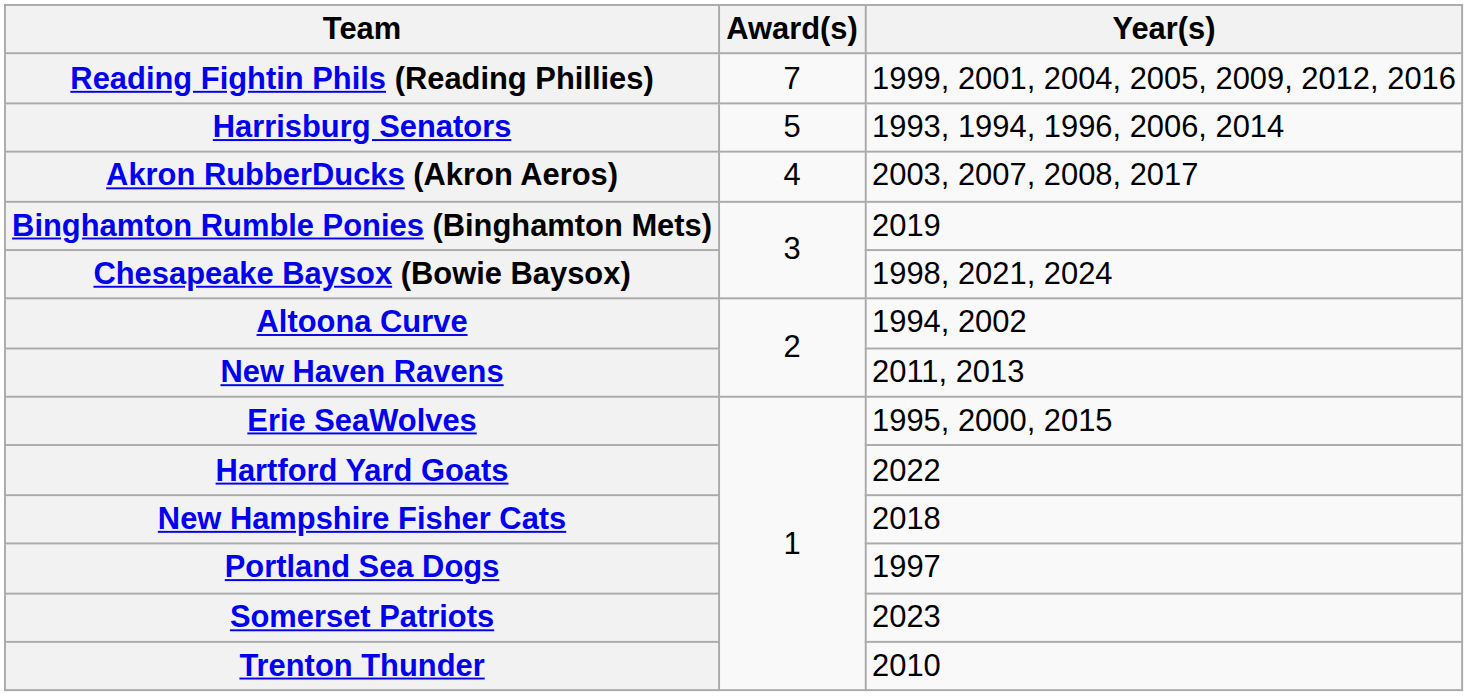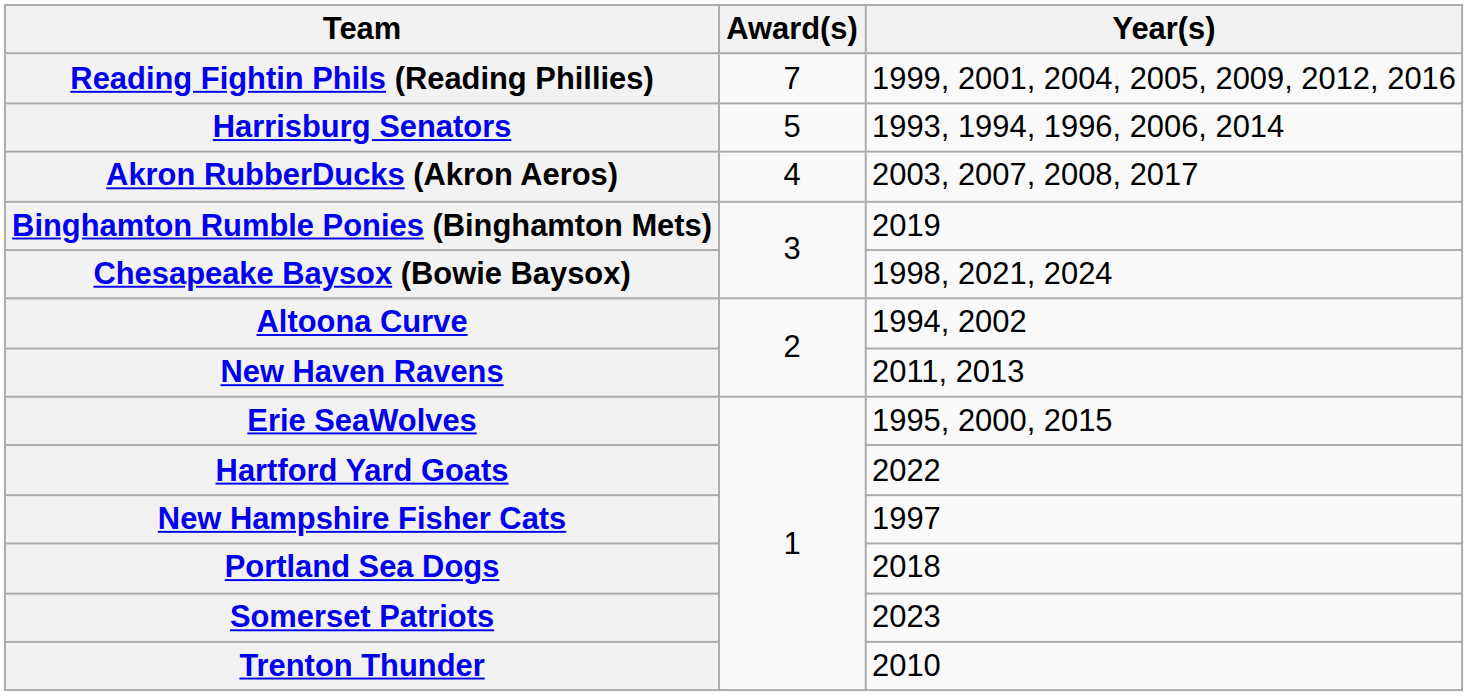(906, 518) 2018 -> (906, 518) 1997
(906, 567) 1997 -> (906, 567) 2018
